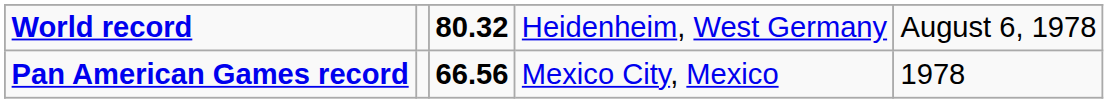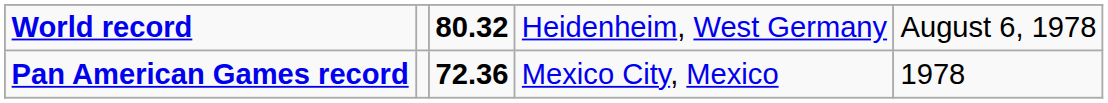(472, 73) 66.56 -> (472, 73) 72.36
